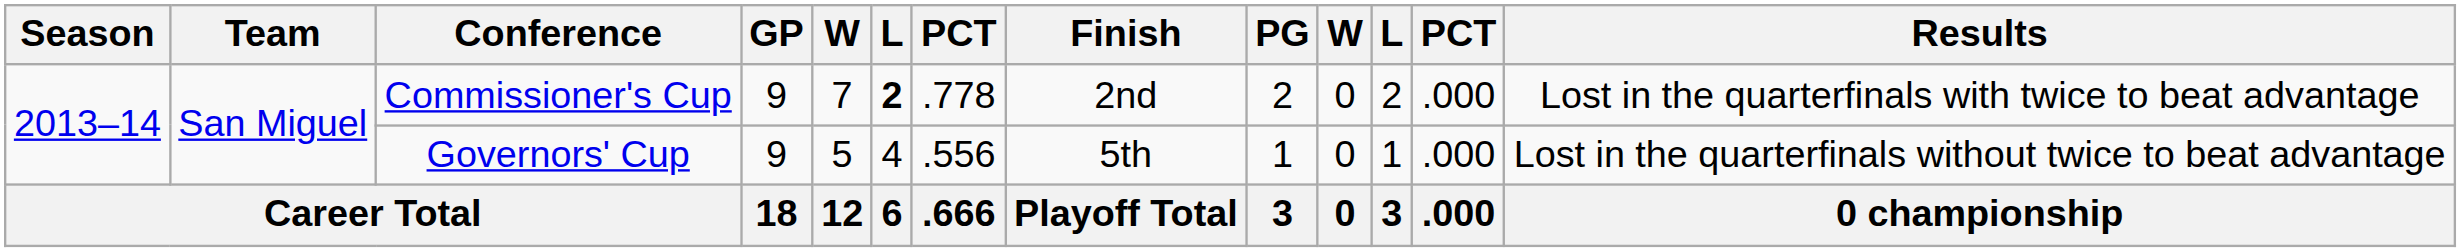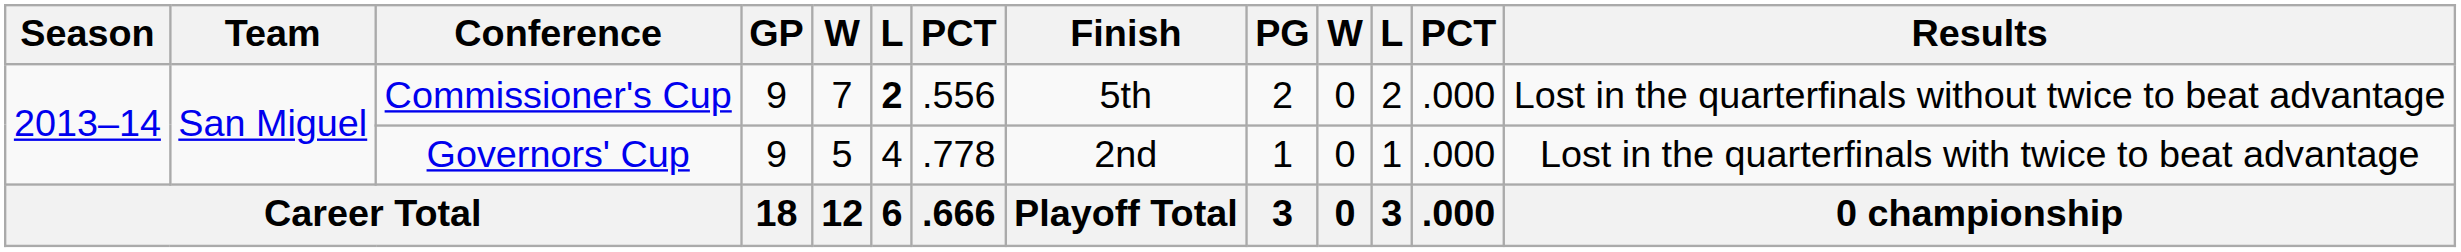(959, 94) .778 -> (959, 94) .556
(1126, 94) 2nd -> (1126, 94) 5th
(1980, 94) Lost in the quarterfinals with twice to beat advantage -> (1980, 94) Lost in the quarterfinals without twice to beat advantage
(959, 154) .556 -> (959, 154) .778
(1126, 154) 5th -> (1126, 154) 2nd
(1980, 154) Lost in the quarterfinals without twice to beat advantage -> (1980, 154) Lost in the quarterfinals with twice to beat advantage
